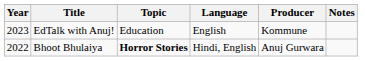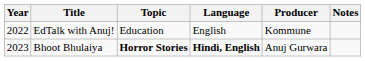(18, 30) 2023 -> (18, 30) 2022
(18, 47) 2022 -> (18, 47) 2023
(224, 47) normal -> (226, 47) bold
